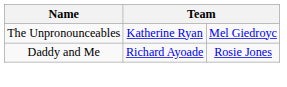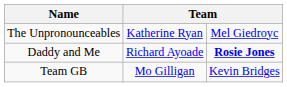(243, 52) normal -> (244, 52) bold
+ row: (64, 71)
